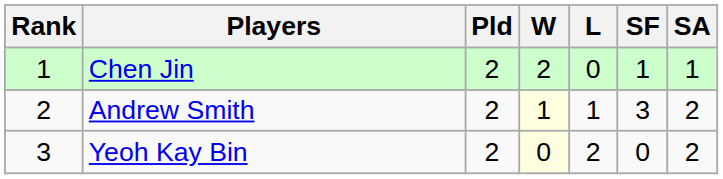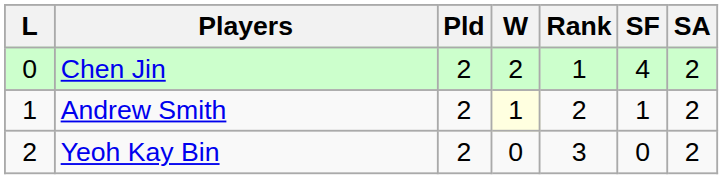columns swapped: (44, 26) <-> (593, 26)
(643, 68) 1 -> (643, 68) 4
(692, 68) 1 -> (692, 68) 2
(643, 111) 3 -> (643, 111) 1
(544, 153) lightyellow background -> (516, 153) no background
